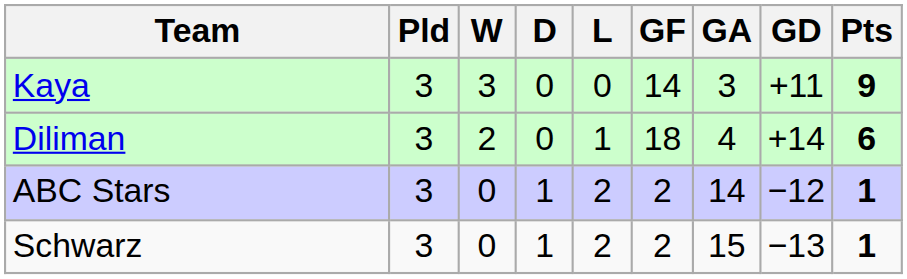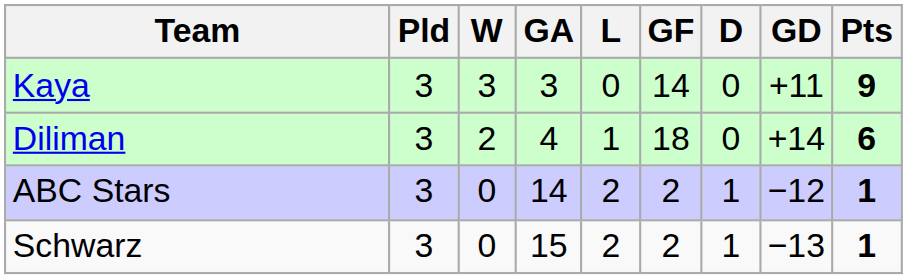columns swapped: (545, 31) <-> (727, 31)
